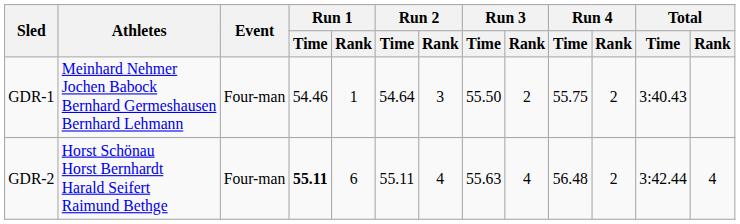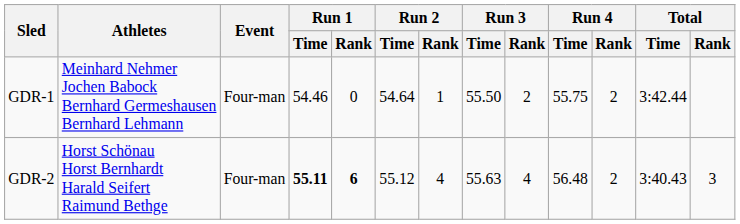(354, 97) 1 -> (354, 97) 0
(440, 97) 3 -> (440, 97) 1
(663, 97) 3:40.43 -> (663, 97) 3:42.44
(354, 178) normal -> (354, 178) bold
(397, 178) 55.11 -> (397, 178) 55.12
(663, 178) 3:42.44 -> (663, 178) 3:40.43
(712, 178) 4 -> (712, 178) 3
